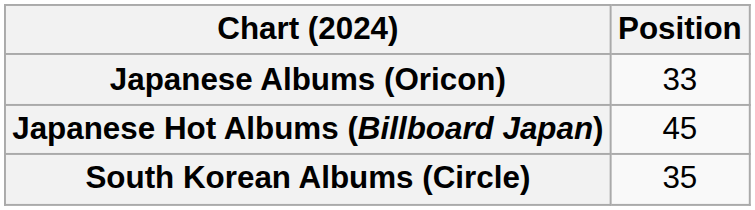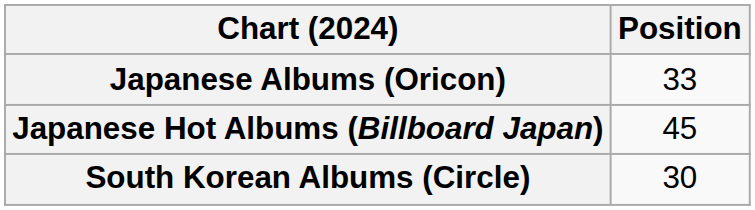(680, 178) 35 -> (680, 178) 30
